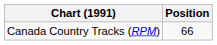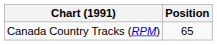(187, 31) 66 -> (187, 31) 65
